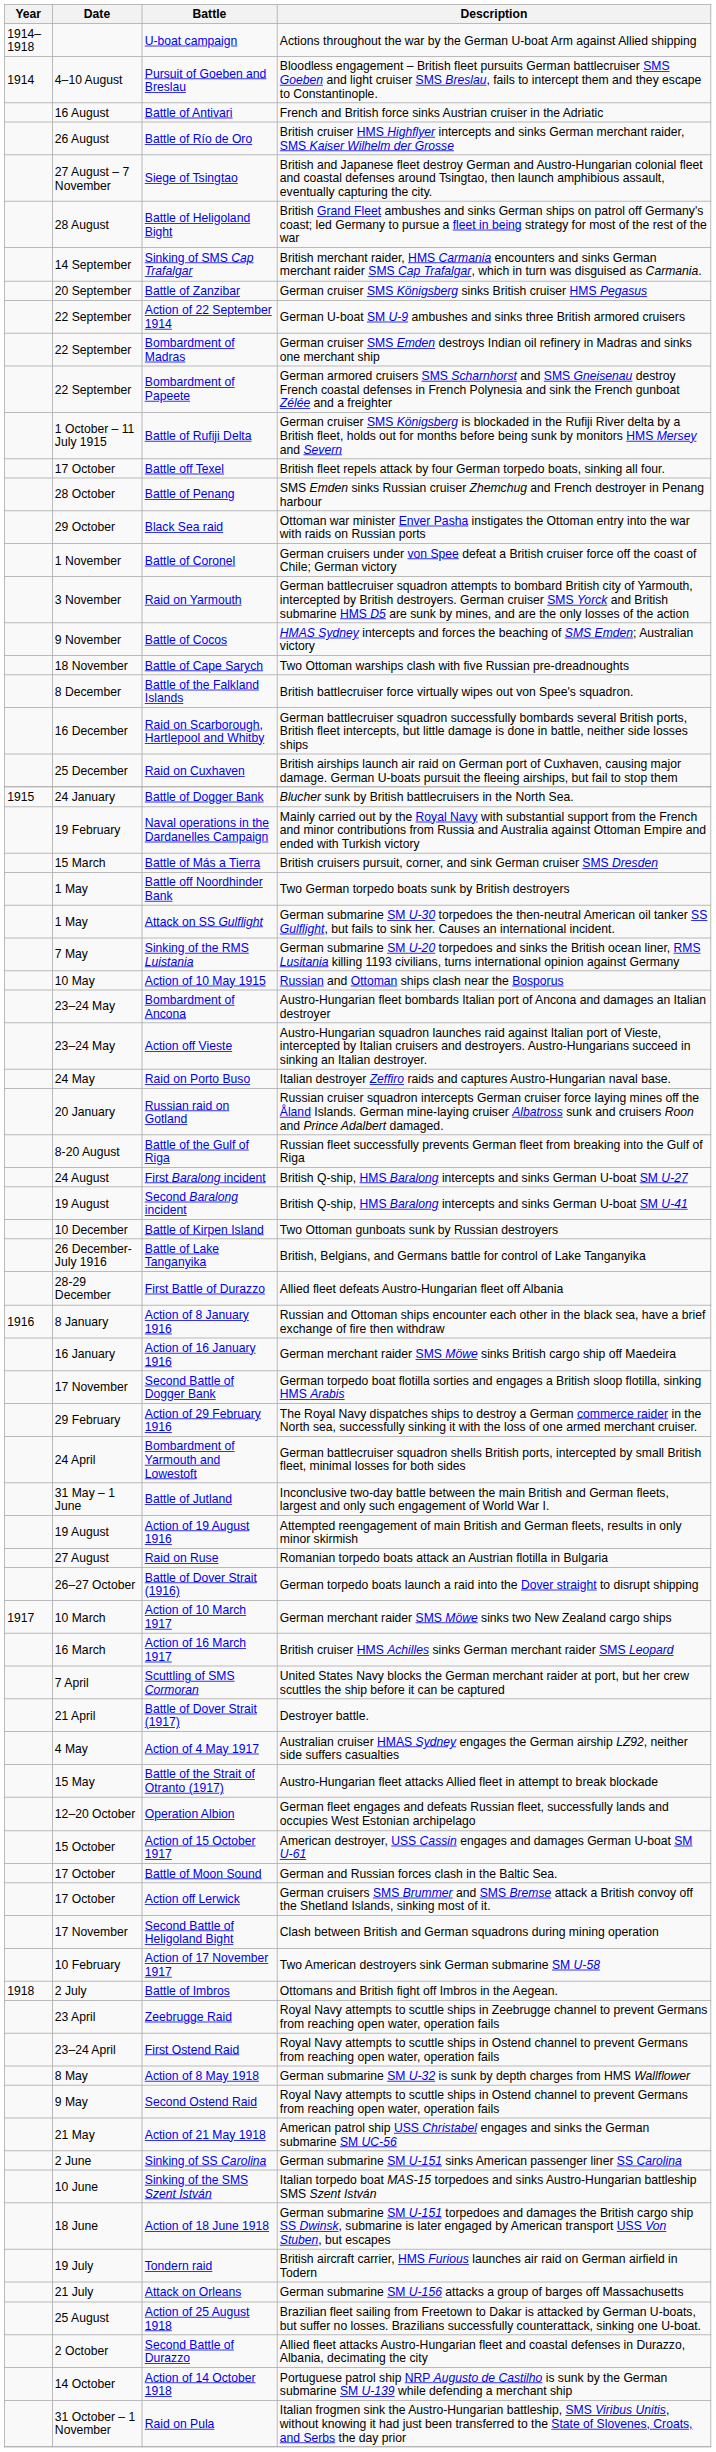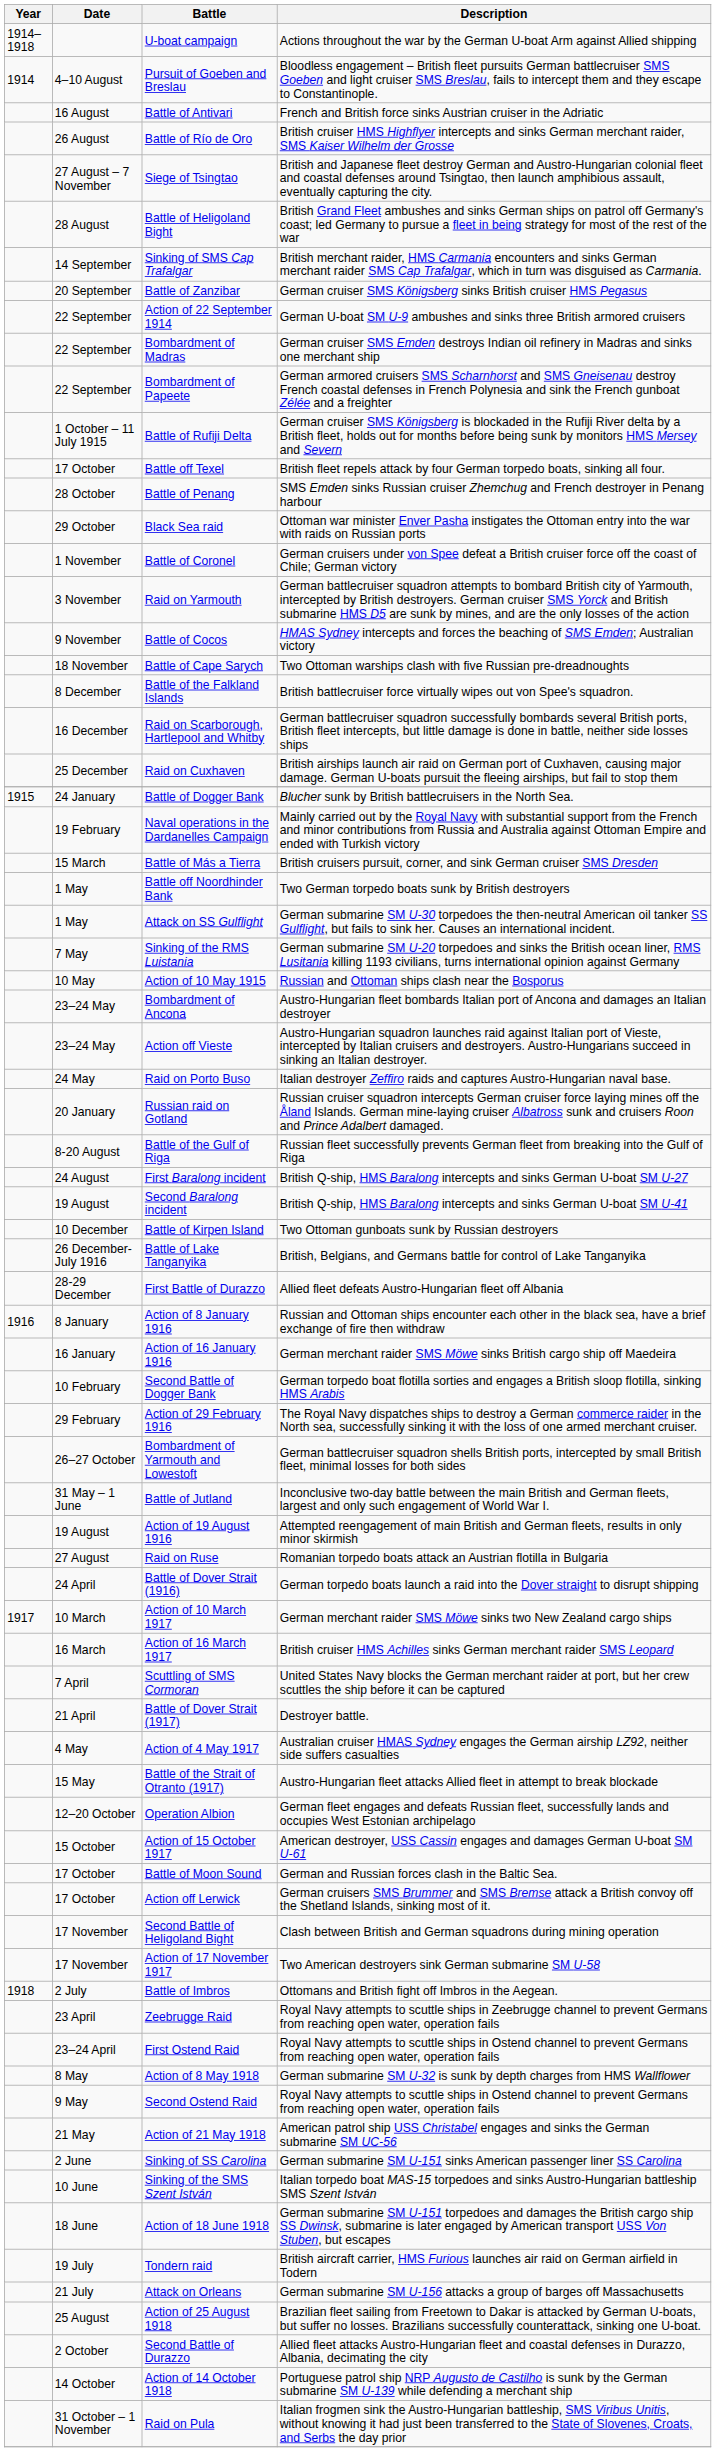(91, 1387) 17 November -> (88, 1387) 10 February
(75, 1460) 24 April -> (95, 1460) 26–27 October
(95, 1584) 26–27 October -> (75, 1584) 24 April
(88, 1965) 10 February -> (91, 1965) 17 November
